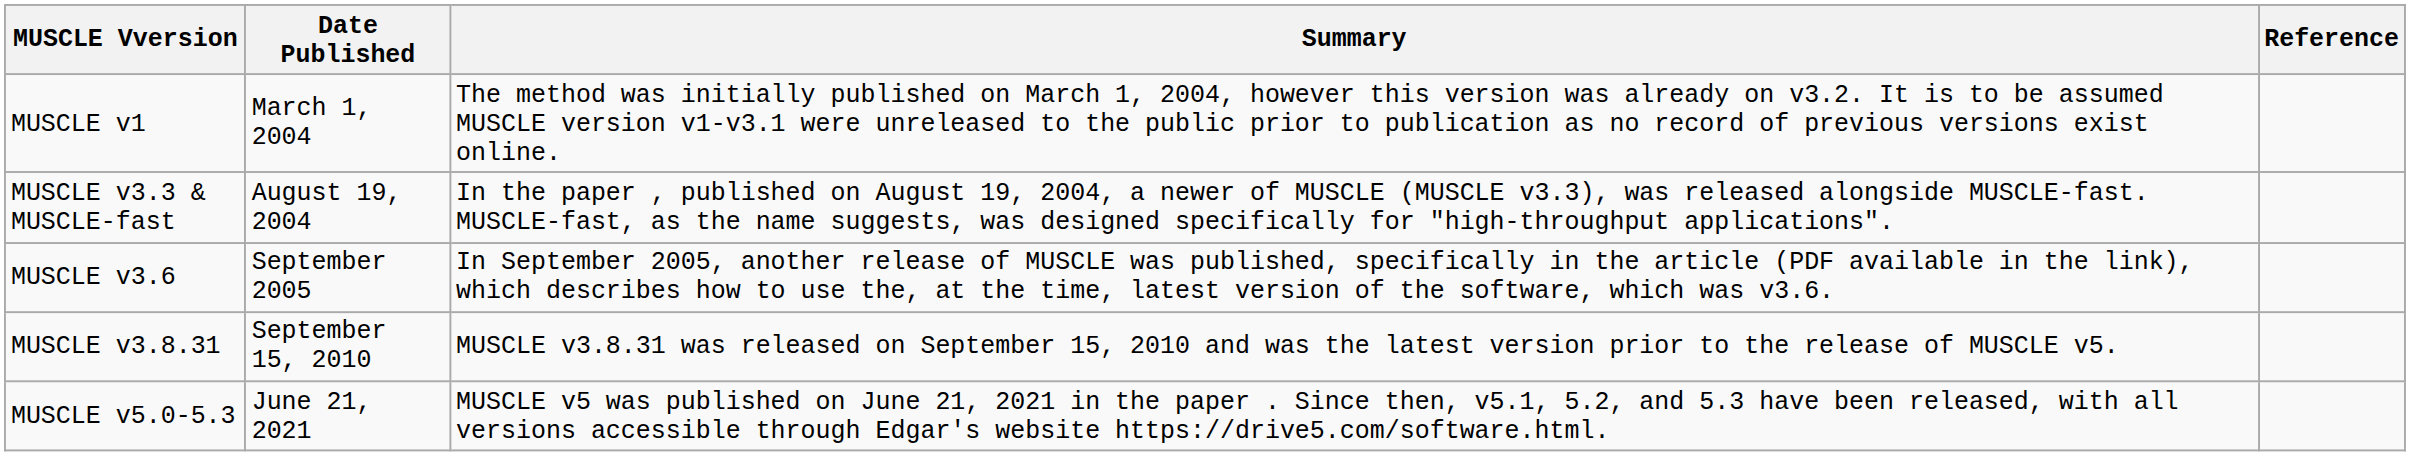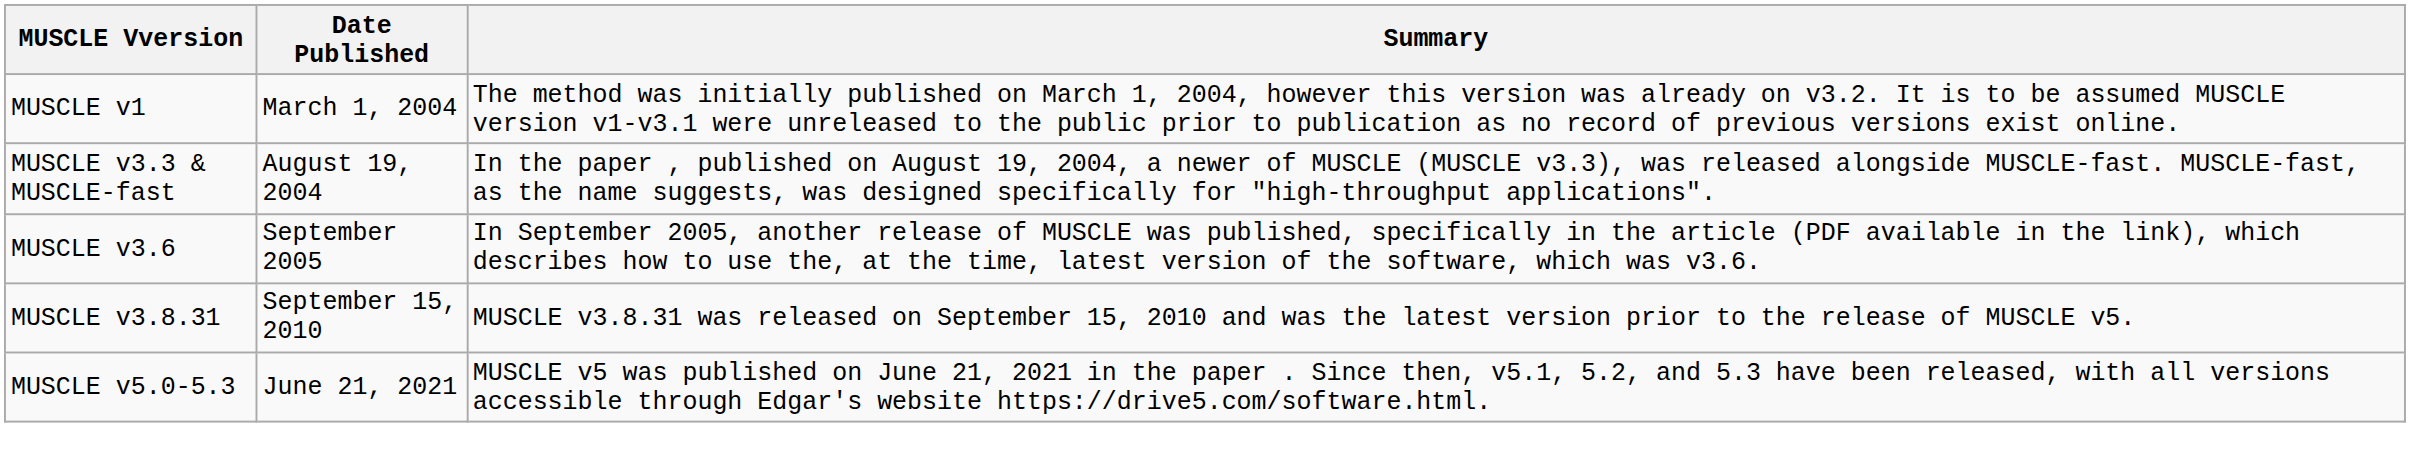- column: (2332, 40)
